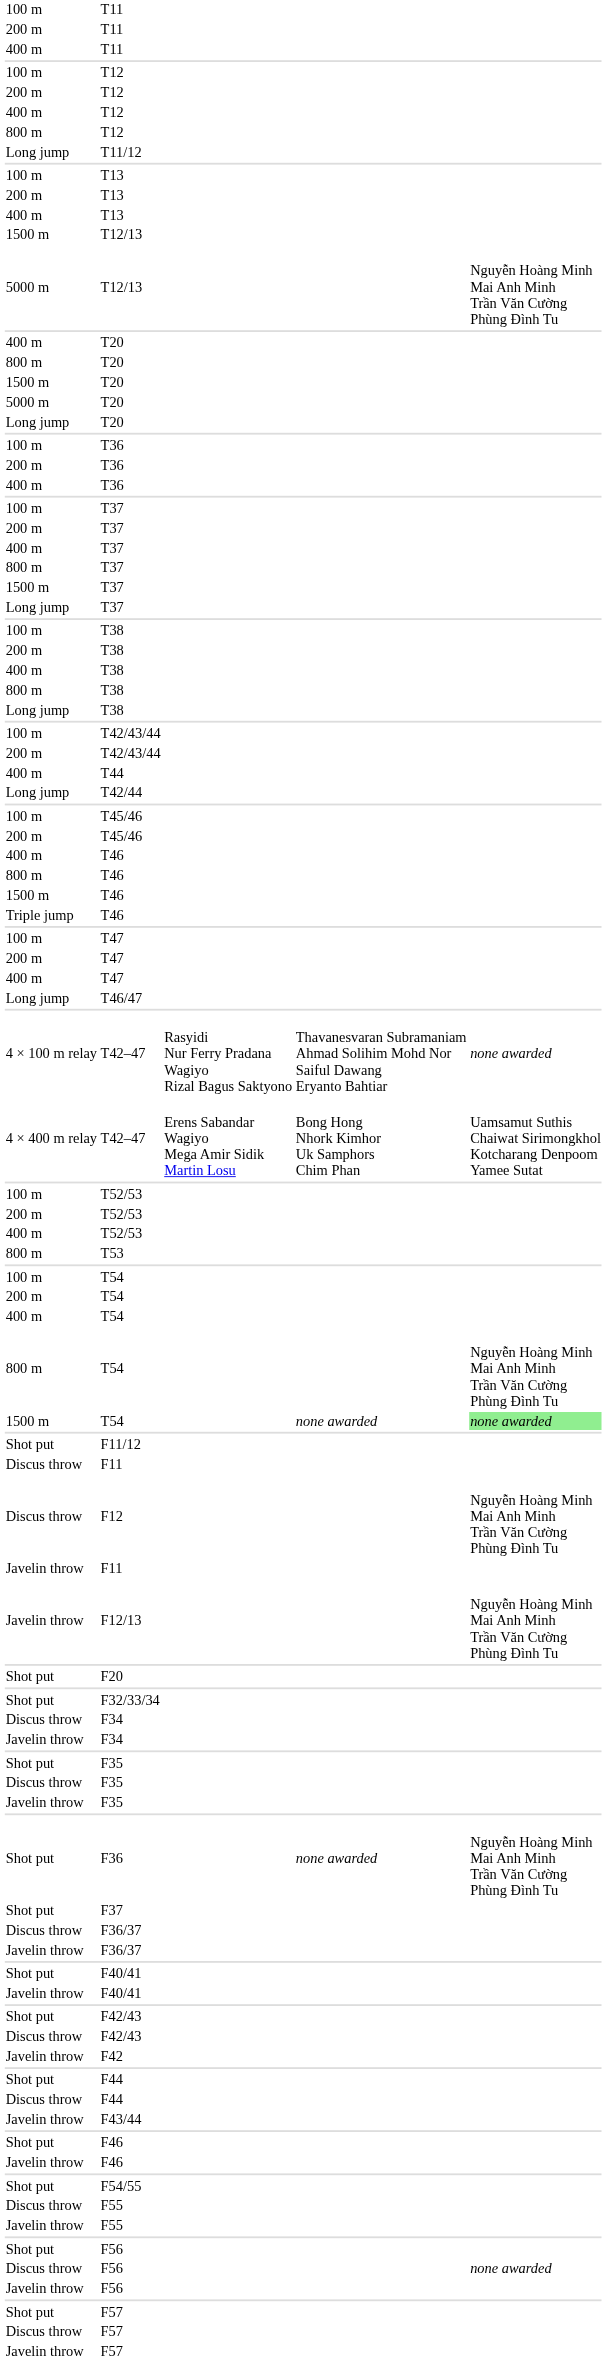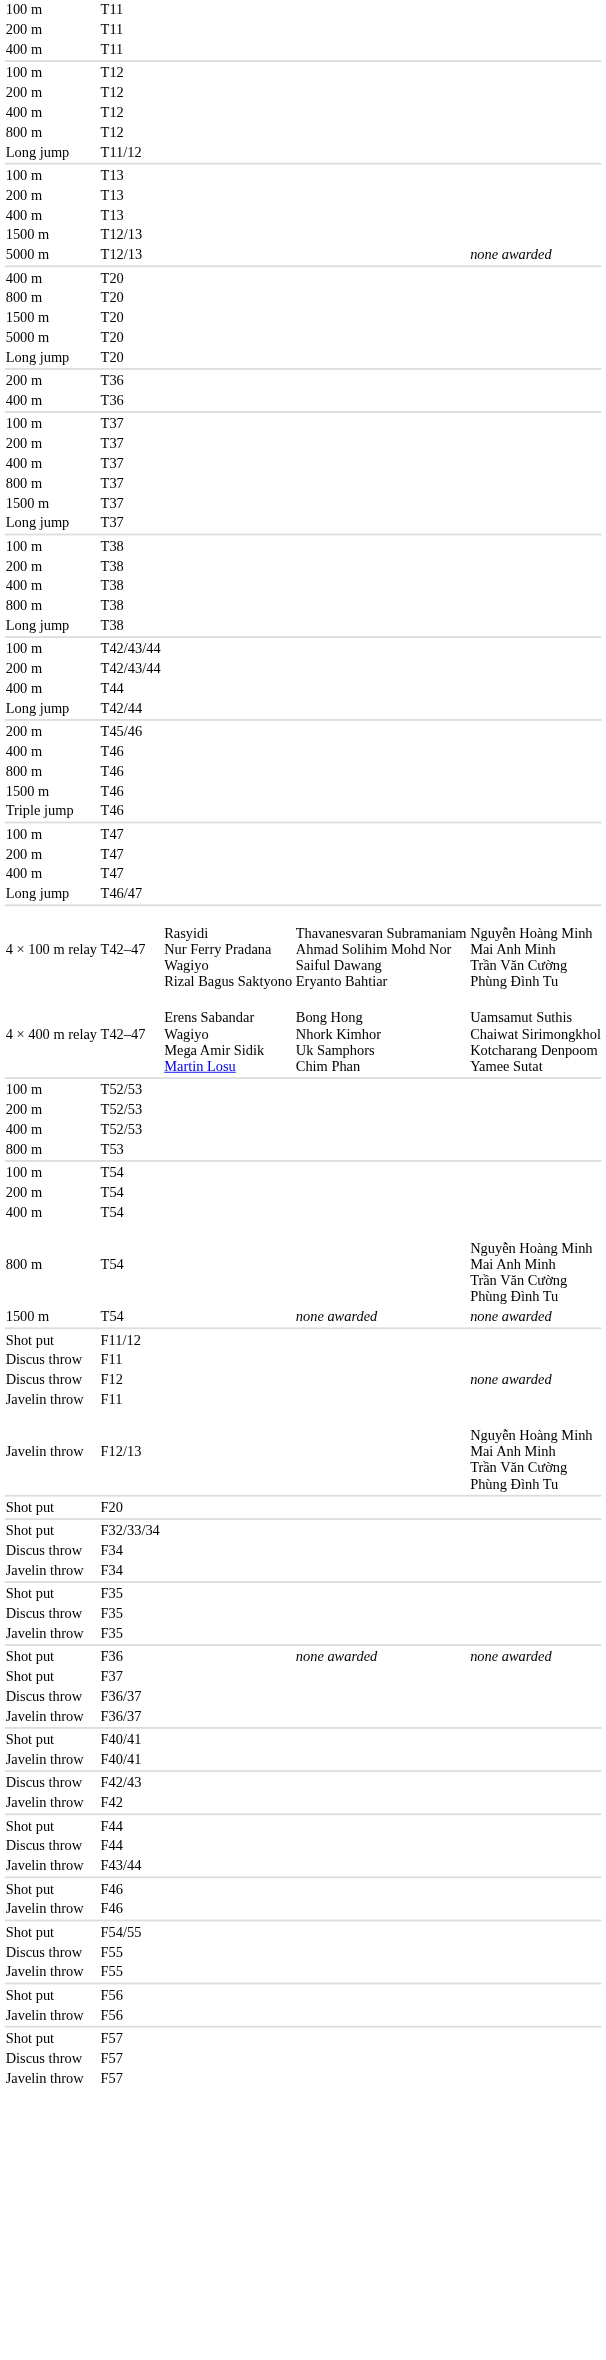(531, 295) Nguyễn Hoàng Minh Mai Anh Minh Trần Văn Cường Phùng Đình Tu -> (511, 254) none awarded
- row: (24, 445)
- row: (24, 816)
(511, 1053) none awarded -> (531, 957) Nguyễn Hoàng Minh Mai Anh Minh Trần Văn Cường Phùng Đình Tu
(511, 1421) lightgreen background -> (511, 1316) no background
(531, 1524) Nguyễn Hoàng Minh Mai Anh Minh Trần Văn Cường Phùng Đình Tu -> (511, 1379) none awarded
(531, 1866) Nguyễn Hoàng Minh Mai Anh Minh Trần Văn Cường Phùng Đình Tu -> (511, 1656) none awarded
- row: (30, 2016)
- row: (44, 2268)
